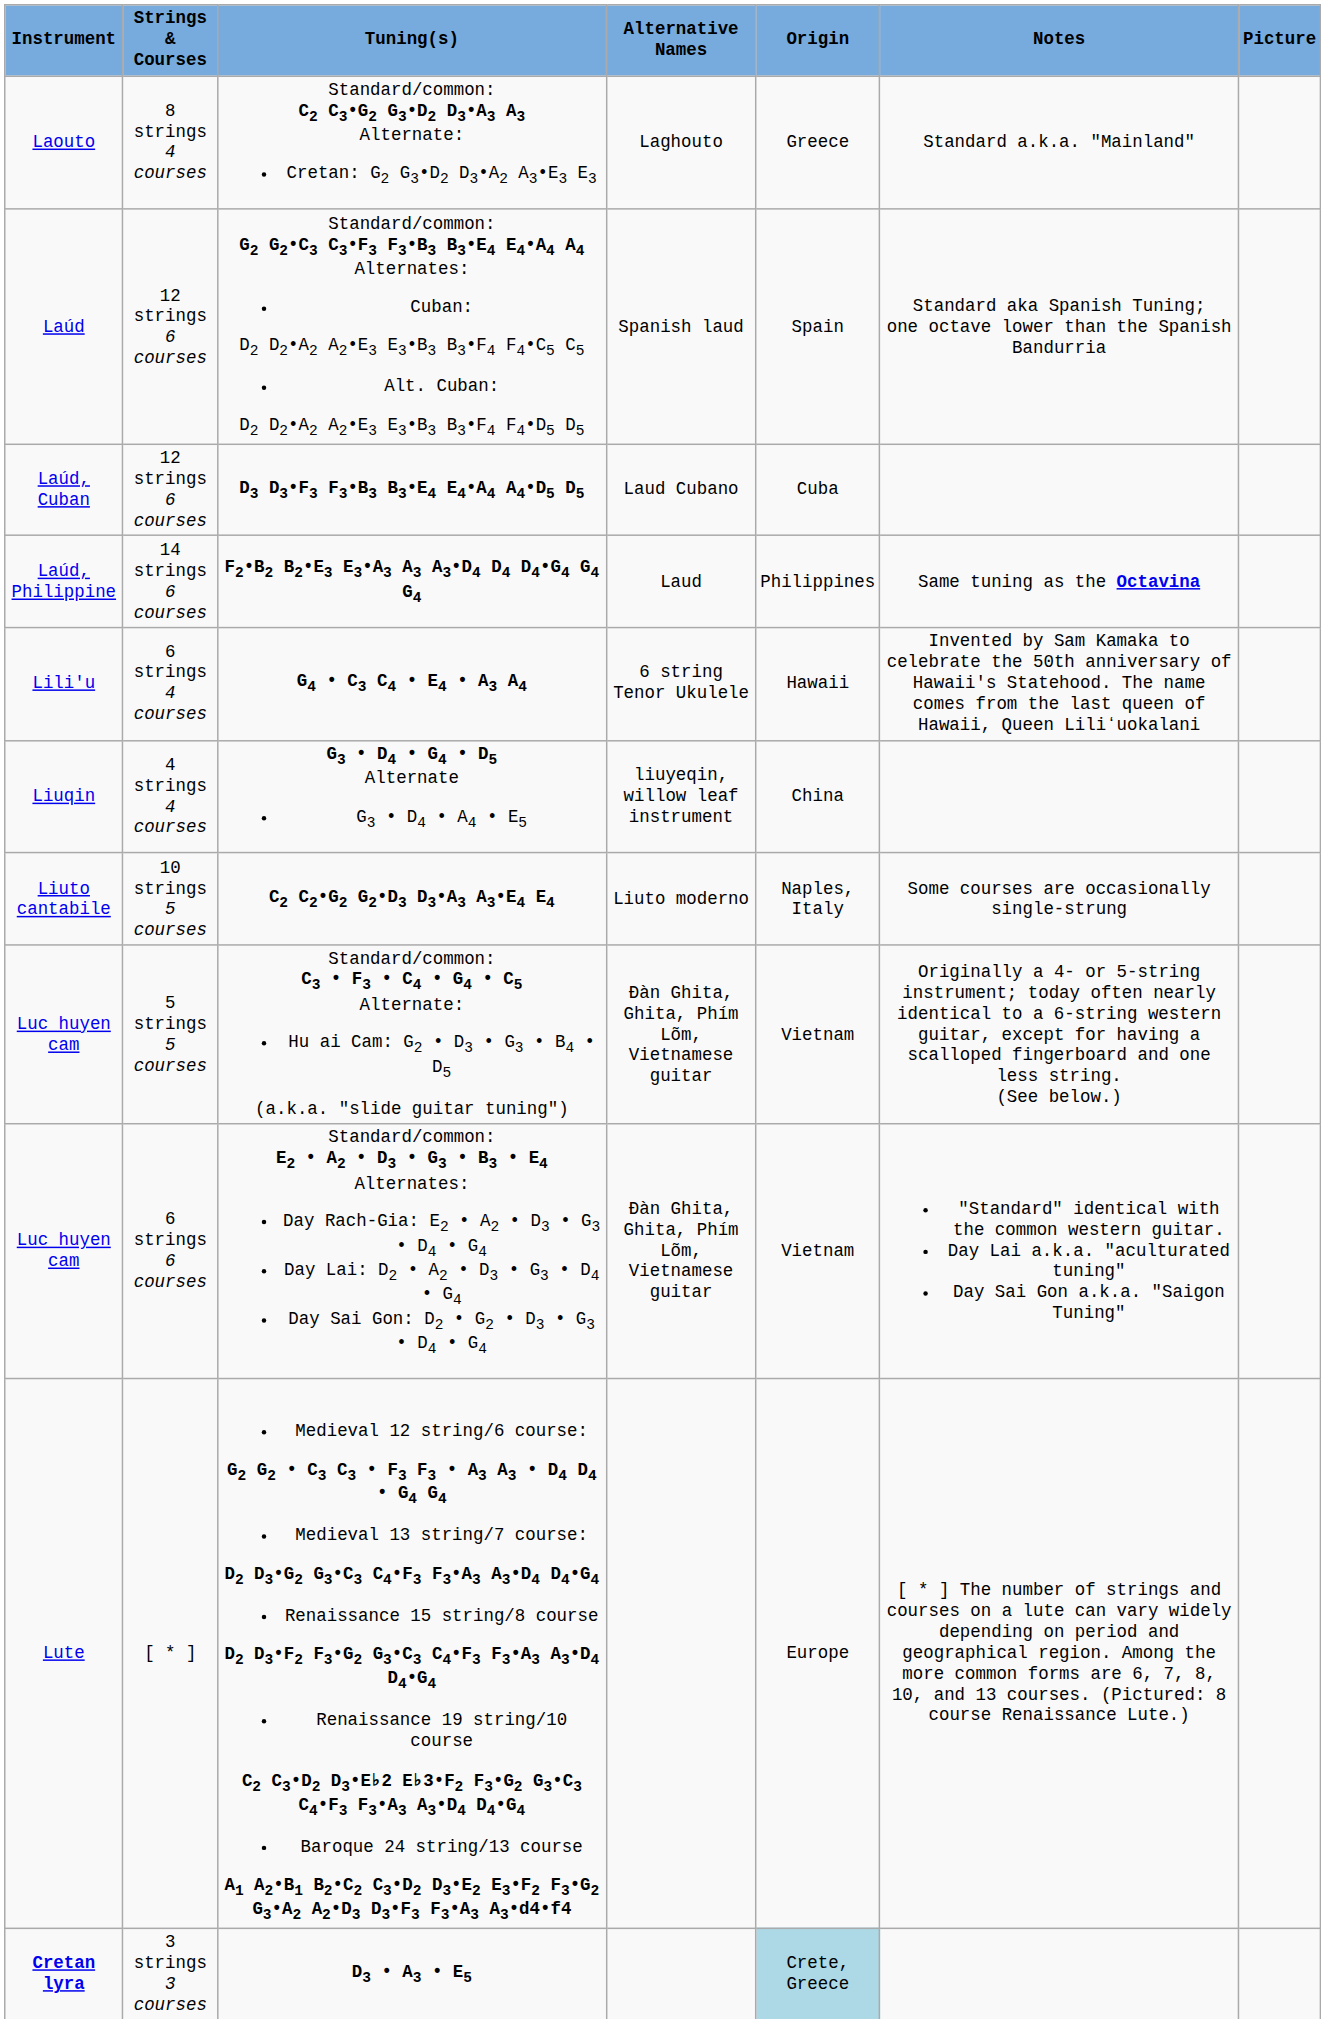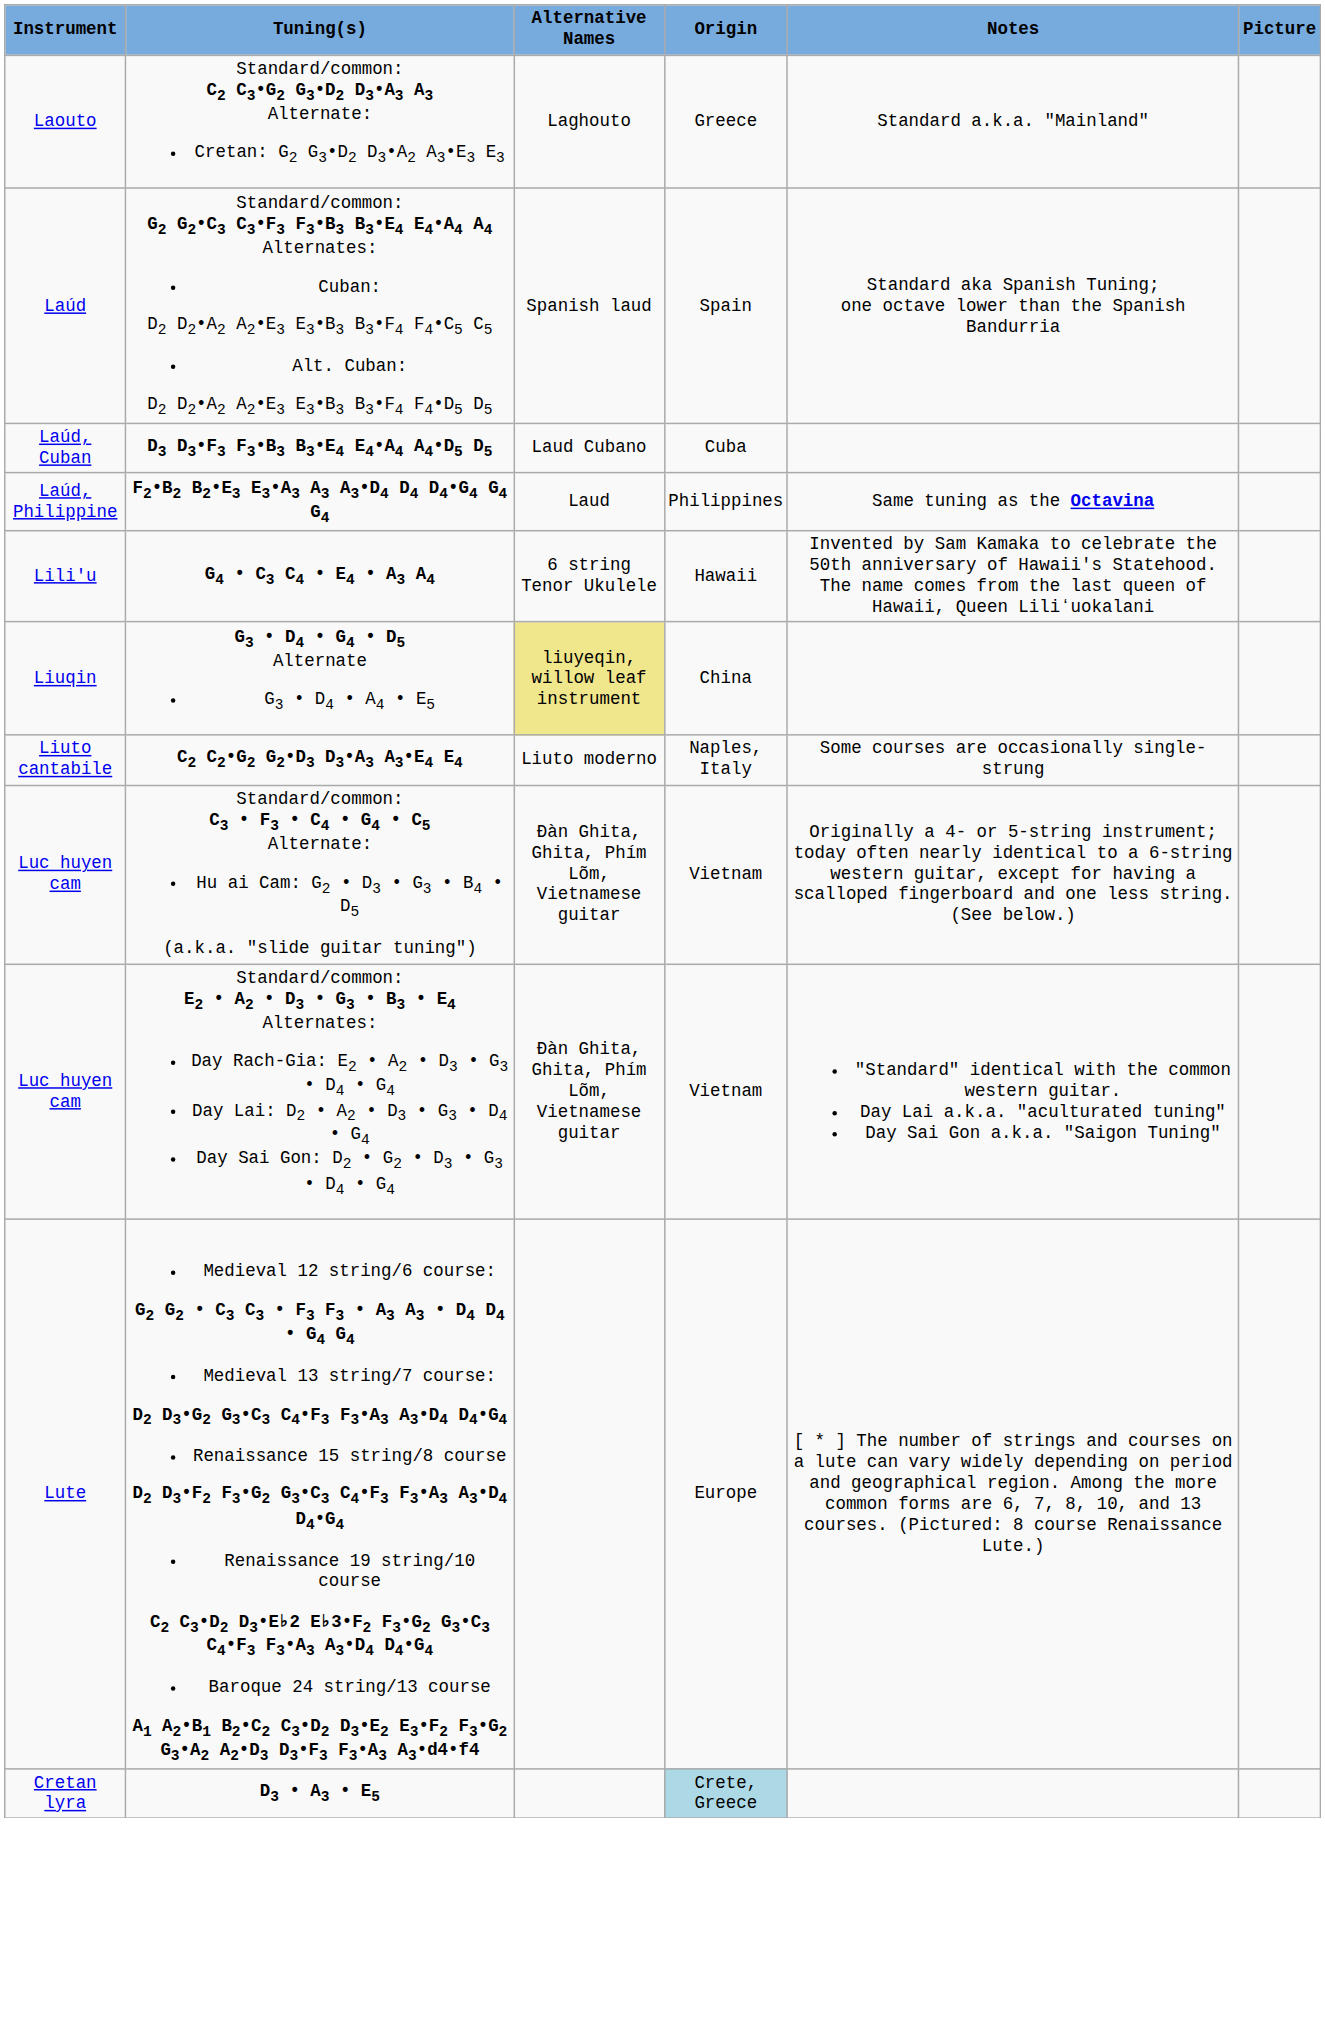- column: (170, 40)
(681, 797) no background -> (589, 679) khaki background
(64, 1974) bold -> (65, 1793) normal
